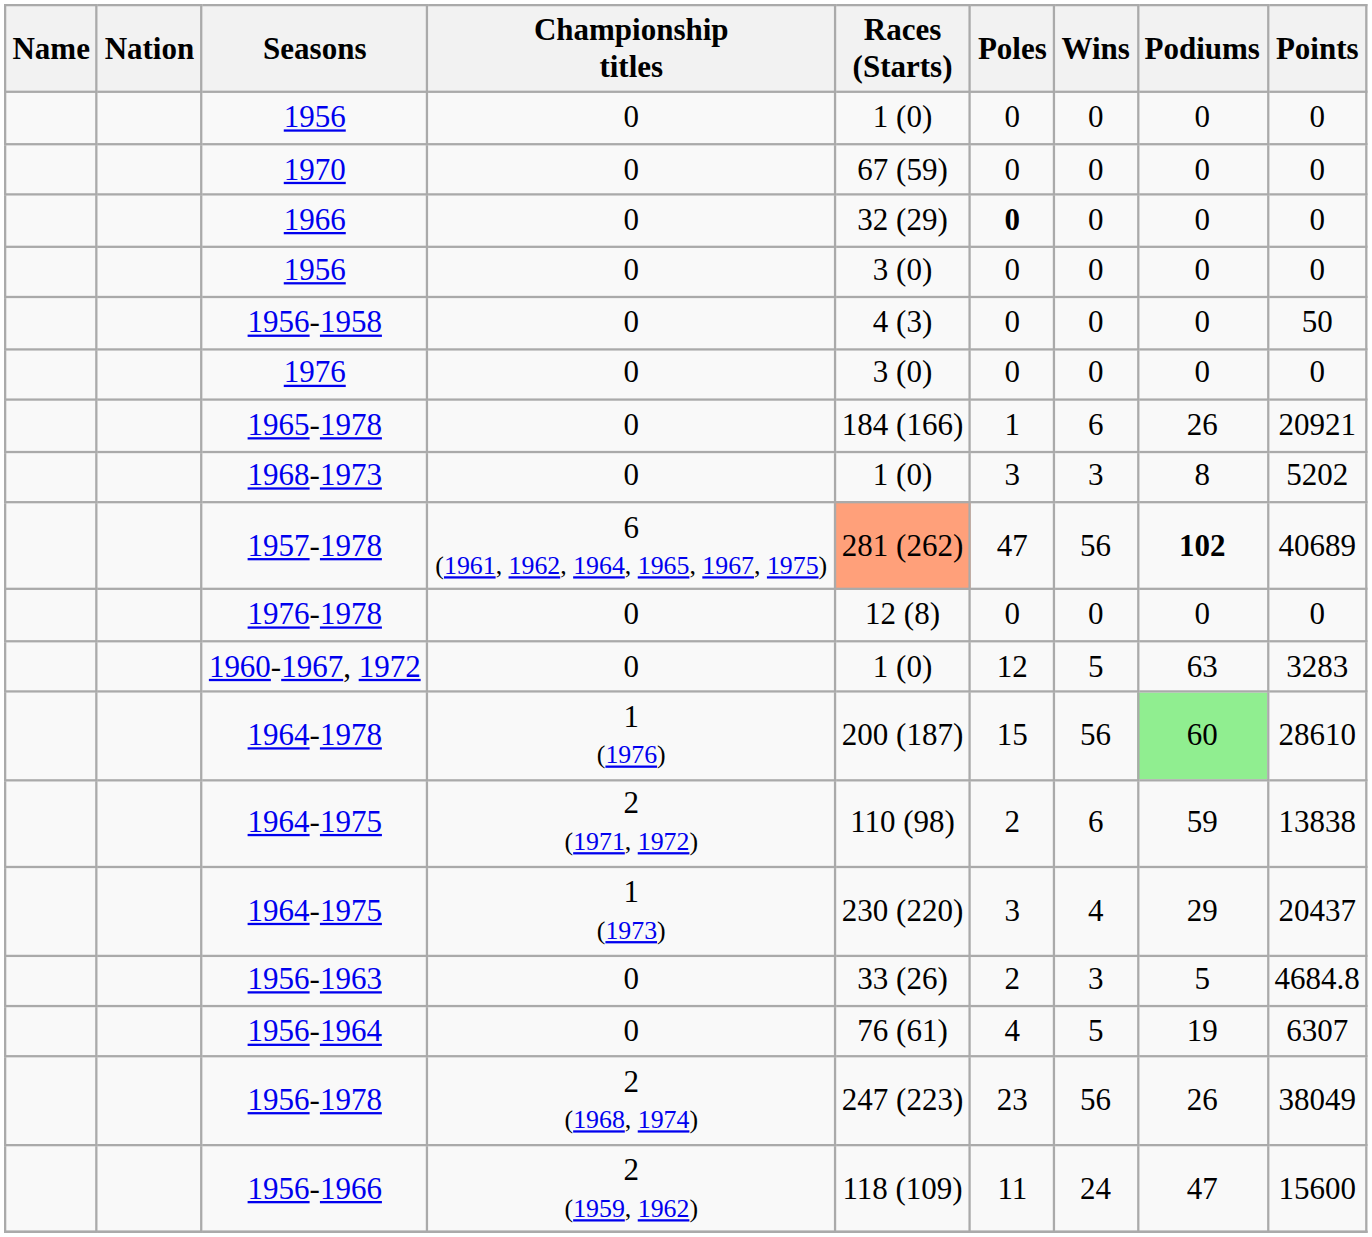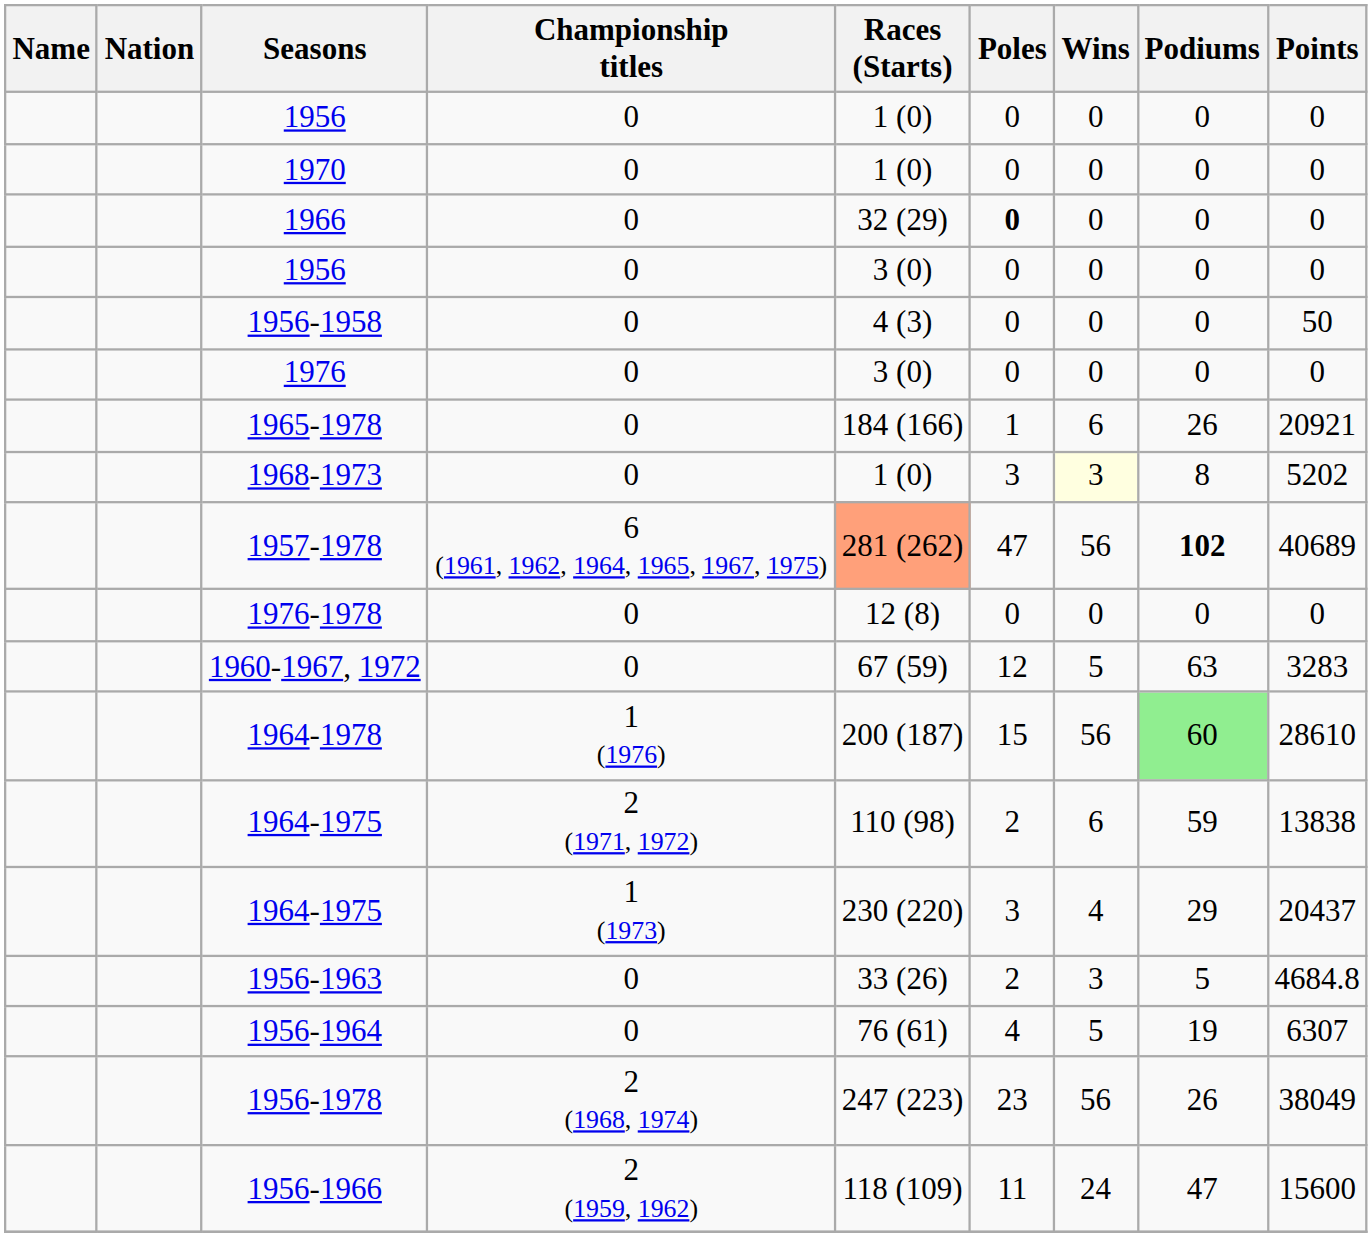(903, 168) 67 (59) -> (903, 168) 1 (0)
(1096, 475) no background -> (1096, 475) lightyellow background
(903, 665) 1 (0) -> (903, 665) 67 (59)
